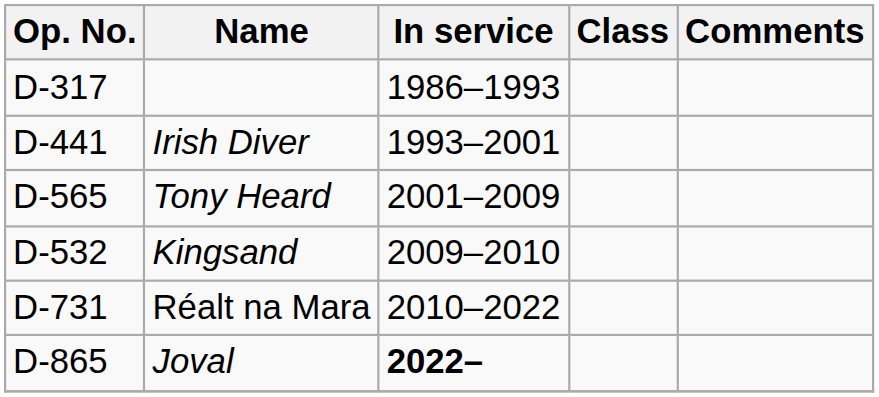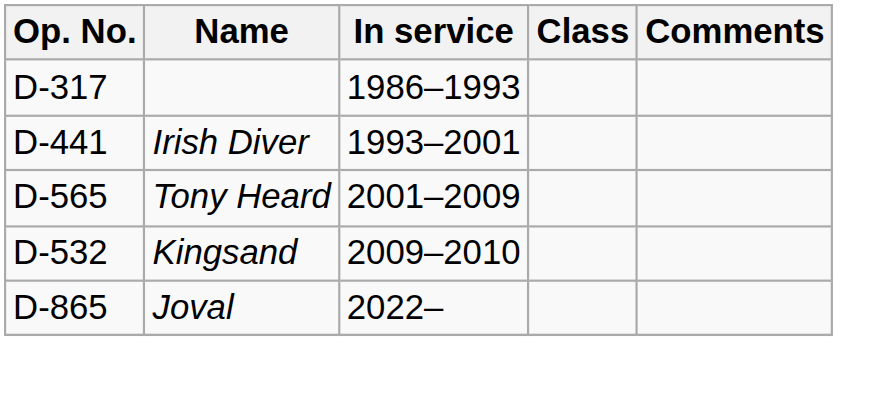- row: (60, 307)
(435, 362) bold -> (395, 307) normal
